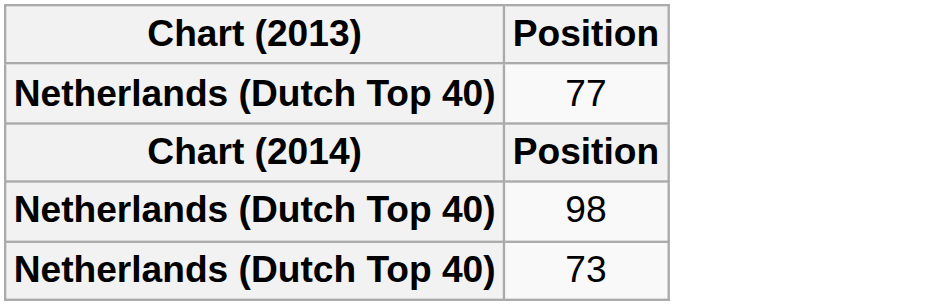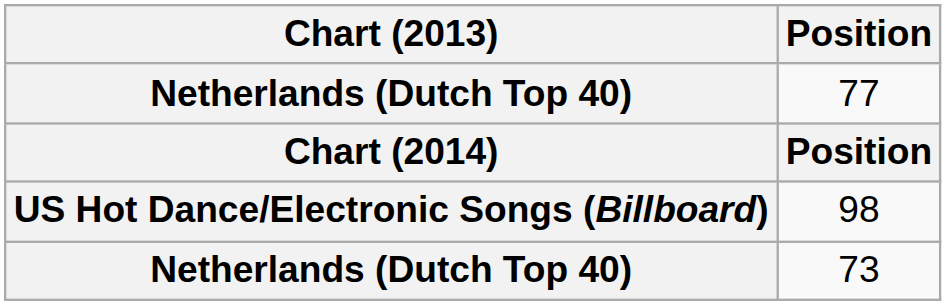(255, 210) Netherlands (Dutch Top 40) -> (391, 210) US Hot Dance/Electronic Songs (Billboard)
